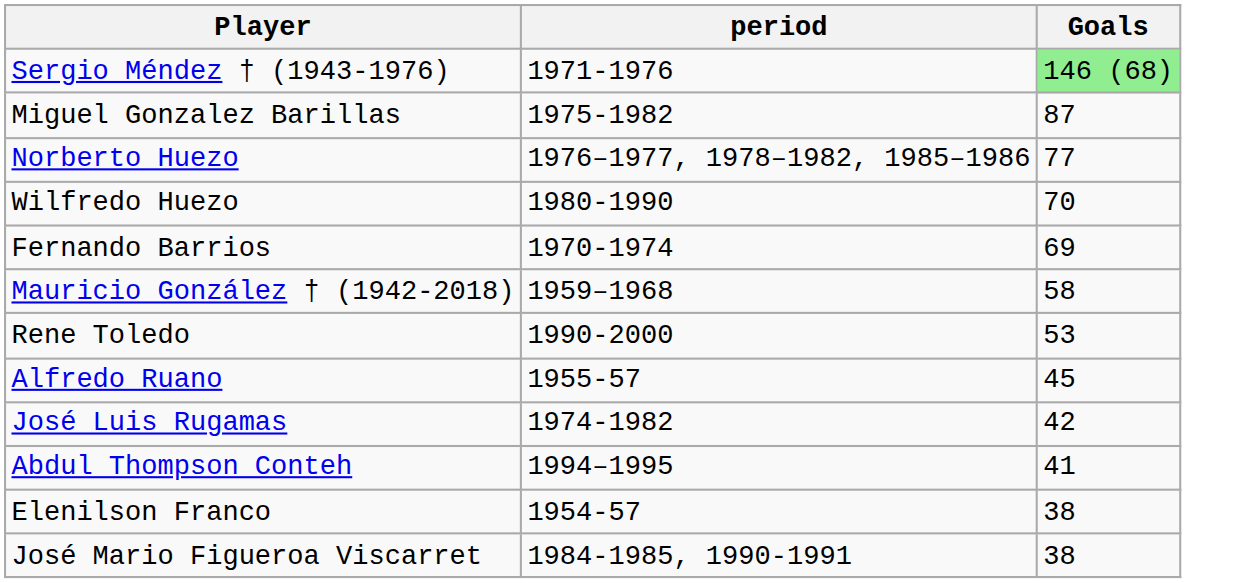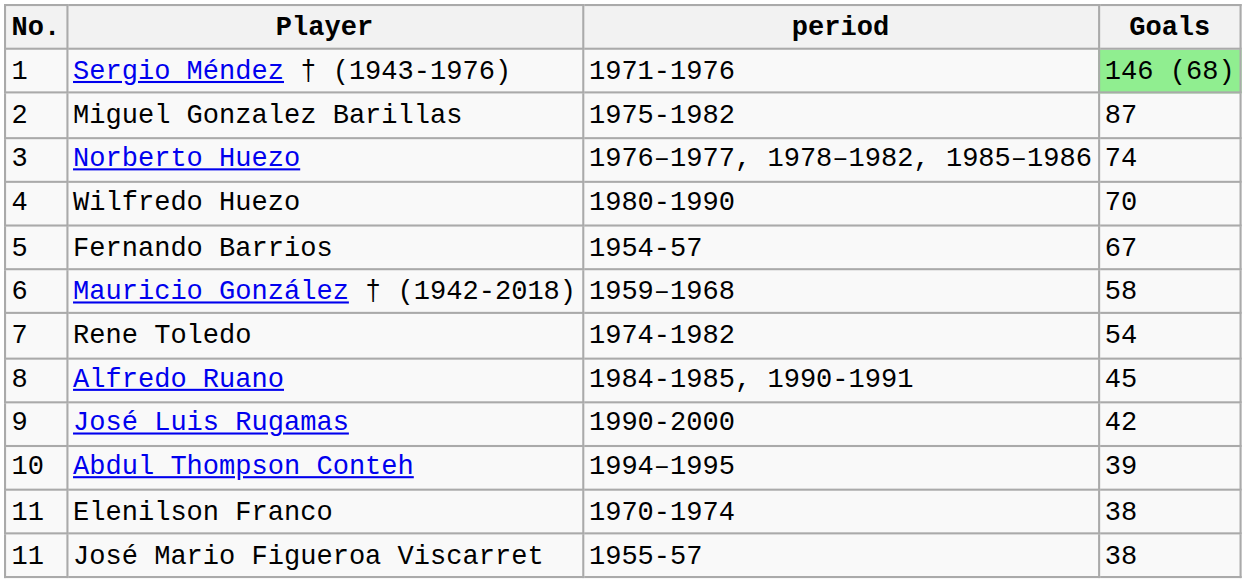+ column: (36, 27)
(1060, 159) 77 -> (1121, 159) 74
(600, 247) 1970-1974 -> (646, 247) 1954-57
(1060, 247) 69 -> (1121, 247) 67
(600, 336) 1990-2000 -> (662, 336) 1974-1982
(1060, 336) 53 -> (1121, 336) 54
(584, 380) 1955-57 -> (751, 380) 1984-1985, 1990-1991
(600, 424) 1974-1982 -> (662, 424) 1990-2000
(1060, 468) 41 -> (1121, 468) 39
(584, 512) 1954-57 -> (662, 512) 1970-1974
(690, 556) 1984-1985, 1990-1991 -> (646, 556) 1955-57
